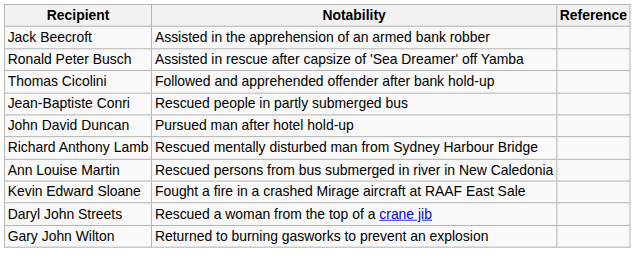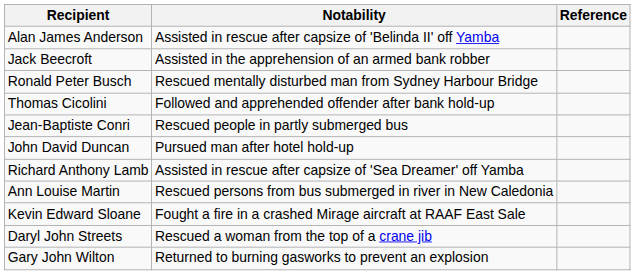+ row: (75, 37)
(339, 59) Assisted in rescue after capsize of 'Sea Dreamer' off Yamba -> (346, 81) Rescued mentally disturbed man from Sydney Harbour Bridge
(346, 147) Rescued mentally disturbed man from Sydney Harbour Bridge -> (339, 170) Assisted in rescue after capsize of 'Sea Dreamer' off Yamba
